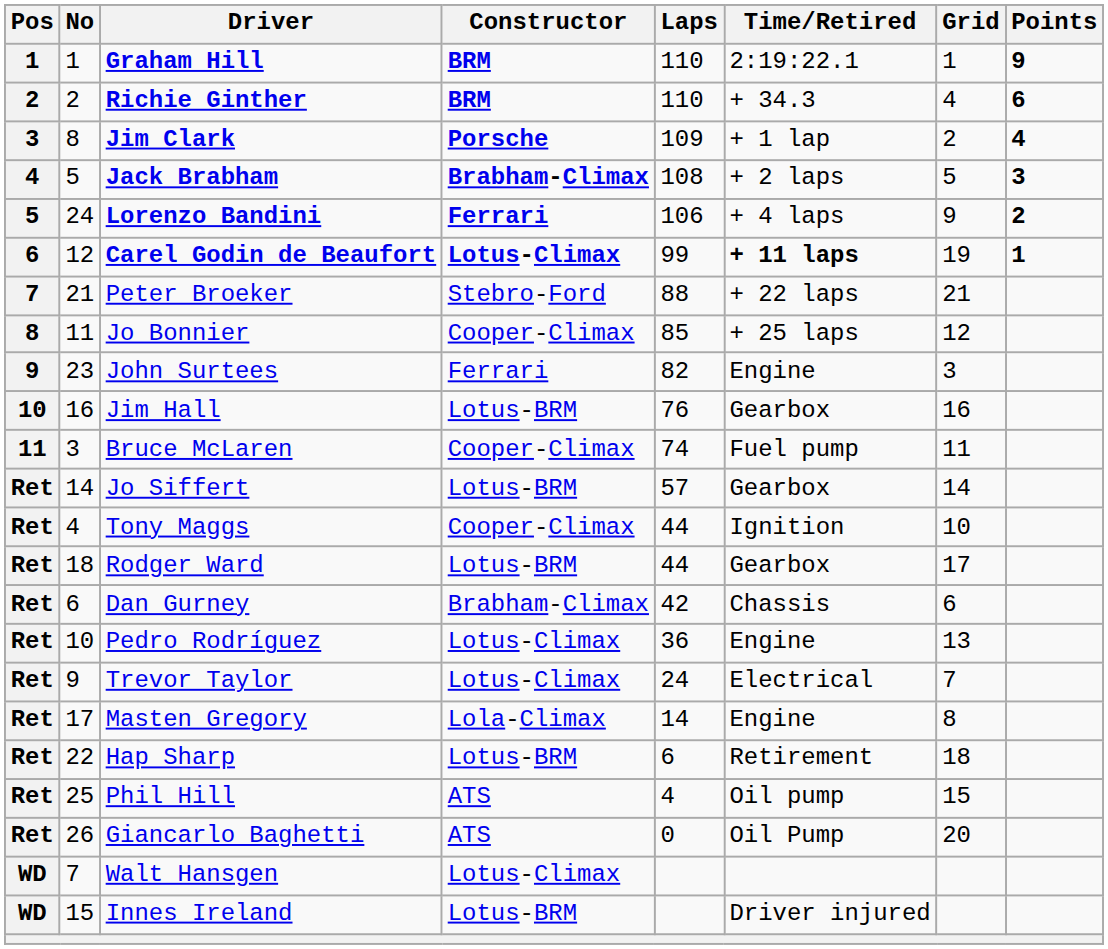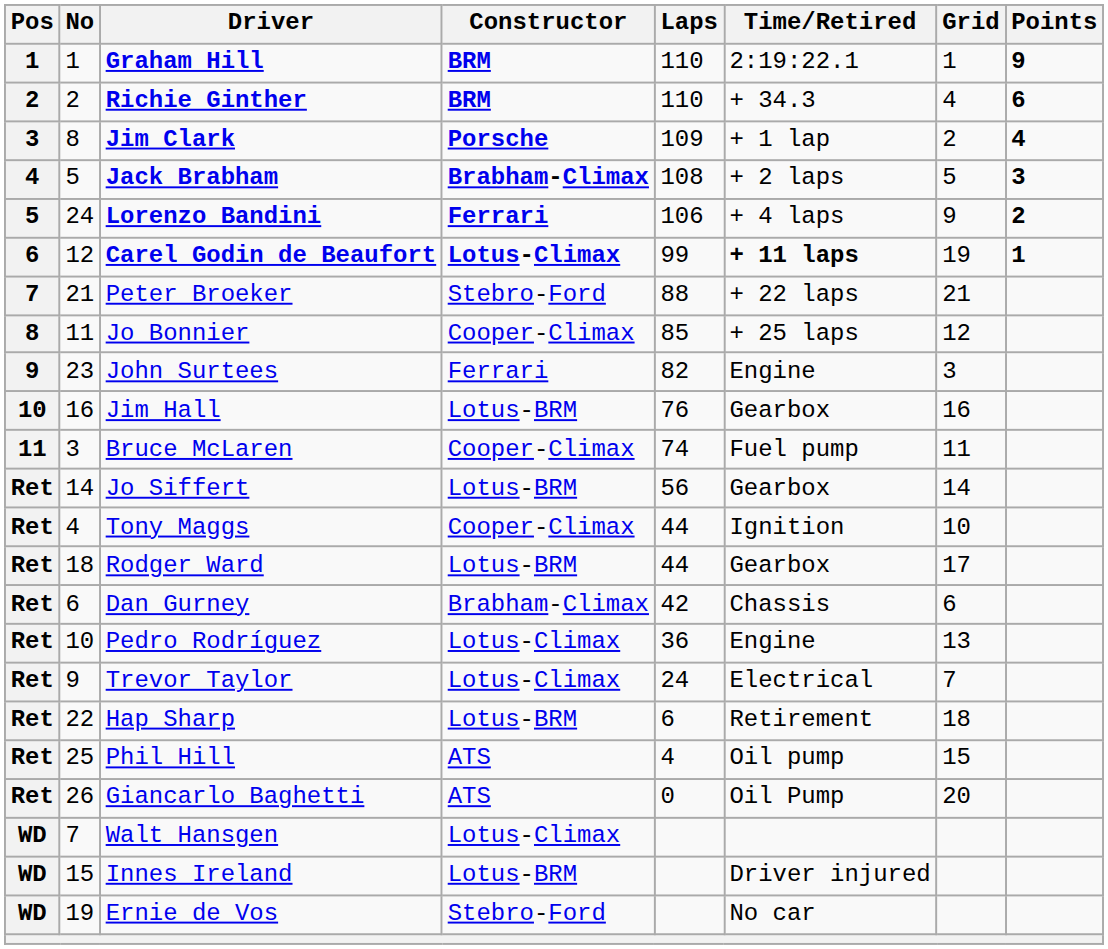(675, 489) 57 -> (675, 489) 56
- row: (206, 721)
+ row: (192, 914)
